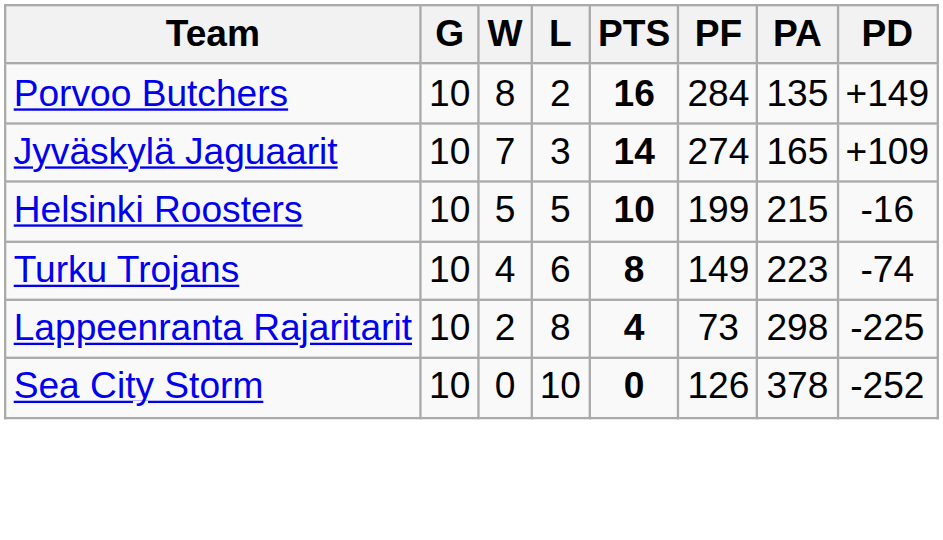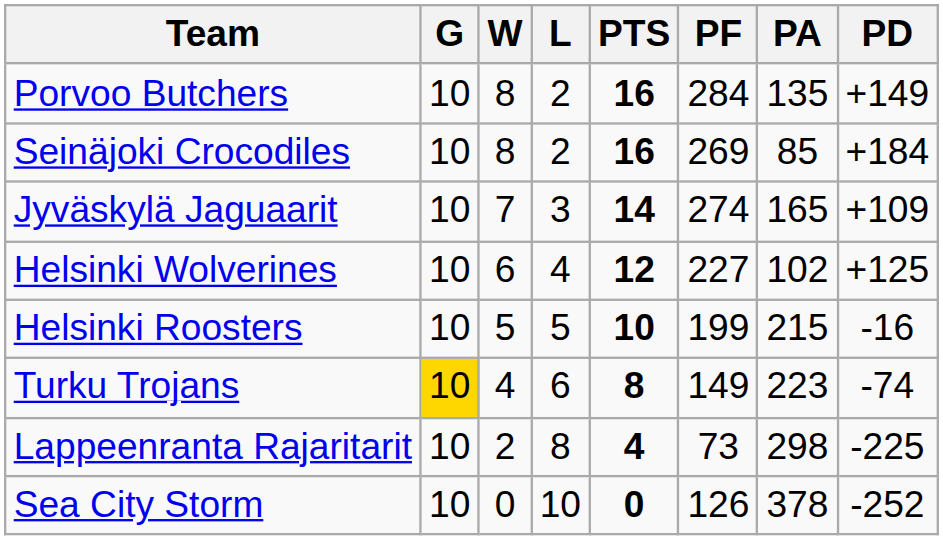+ row: (182, 151)
+ row: (175, 269)
(450, 269) no background -> (450, 387) gold background
